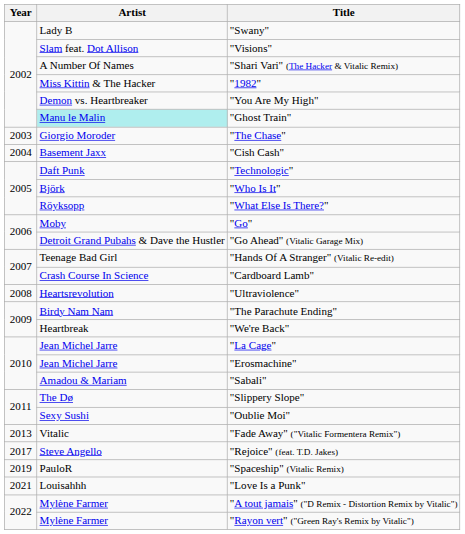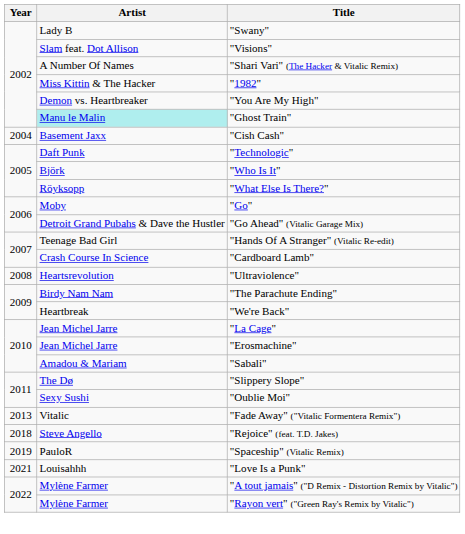- row: (258, 135)
(21, 450) 2017 -> (21, 433) 2018
